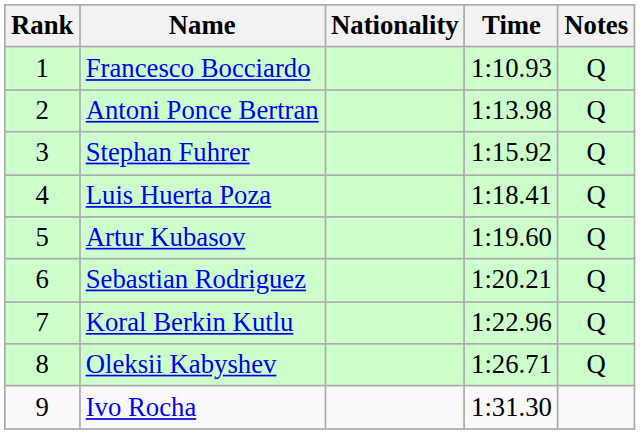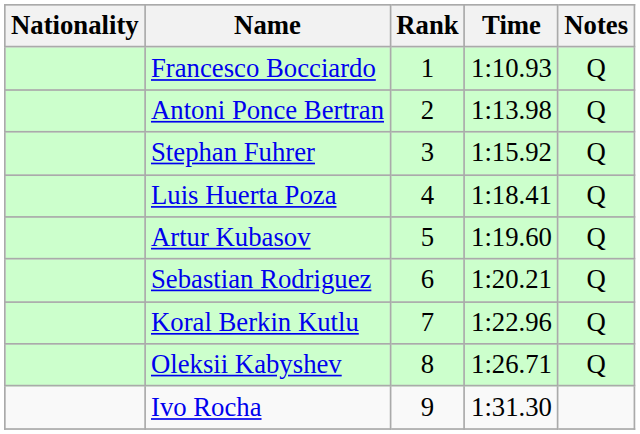columns swapped: (42, 25) <-> (395, 25)
